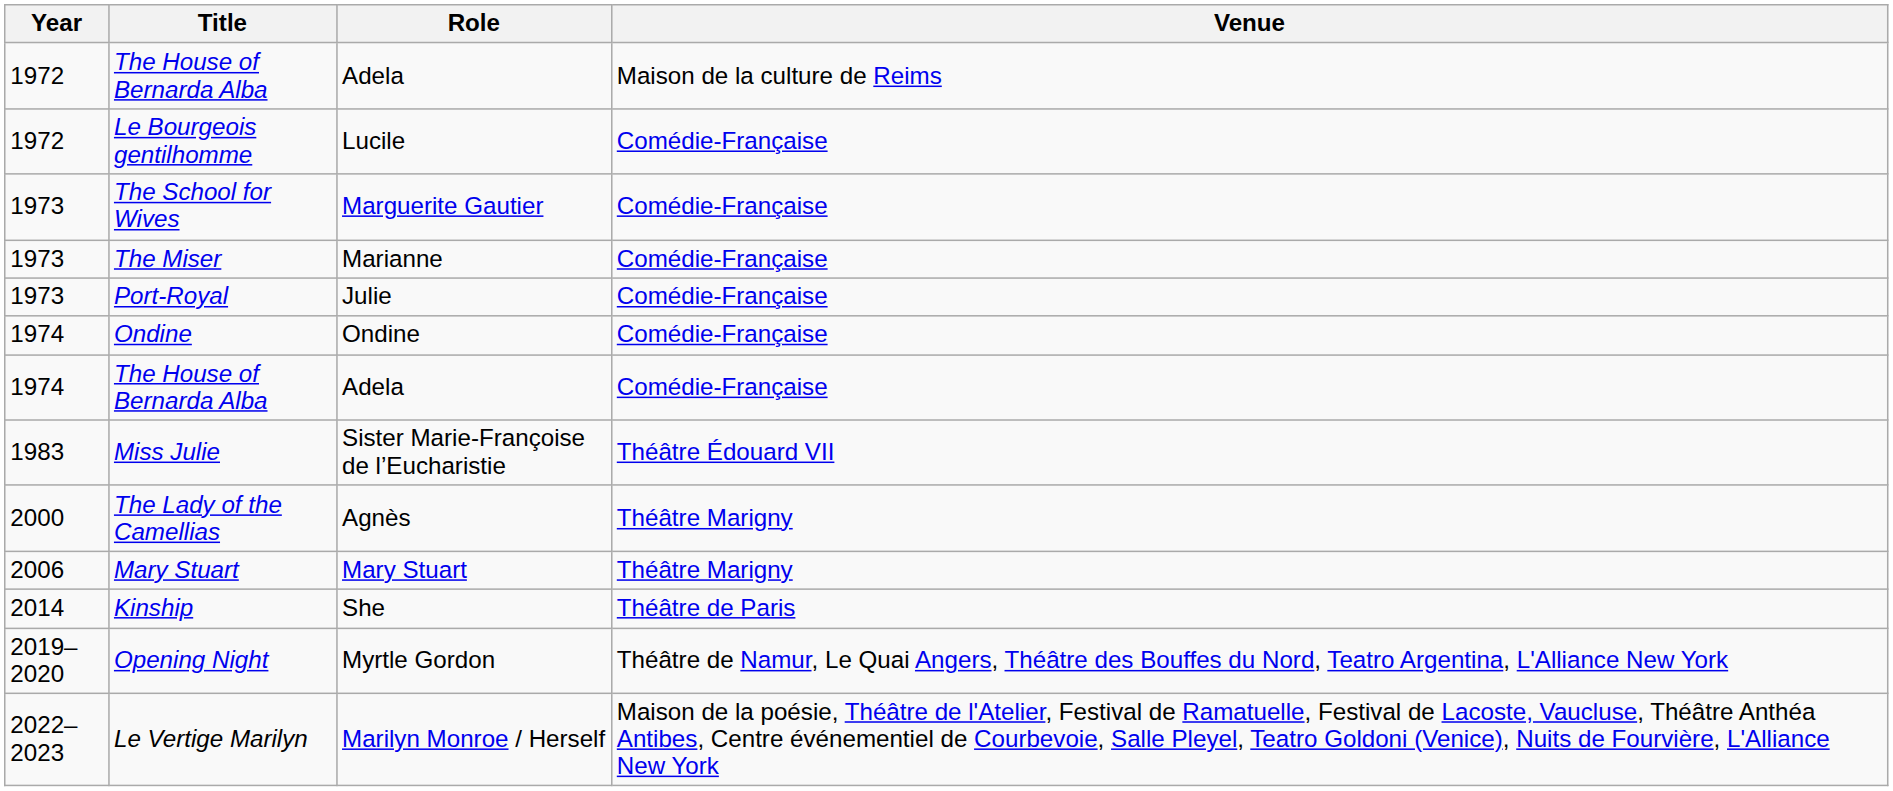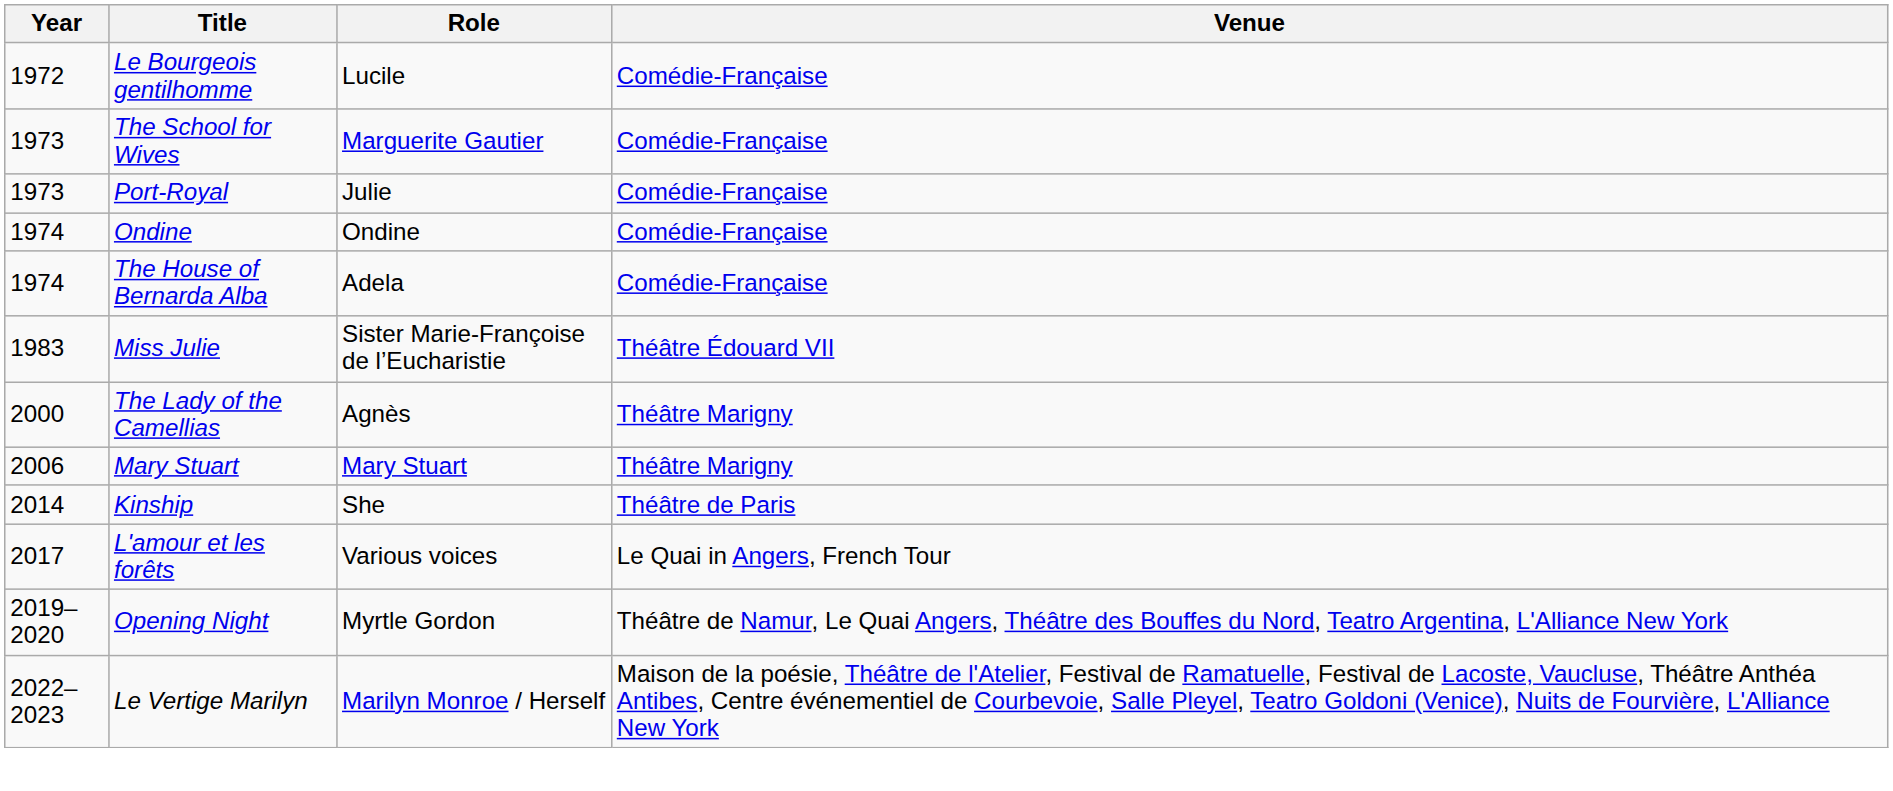- row: (37, 75)
- row: (37, 258)
+ row: (37, 556)
